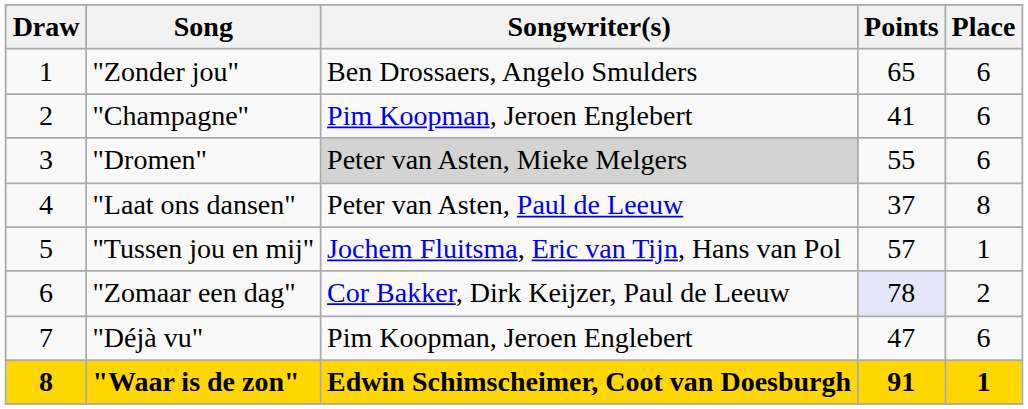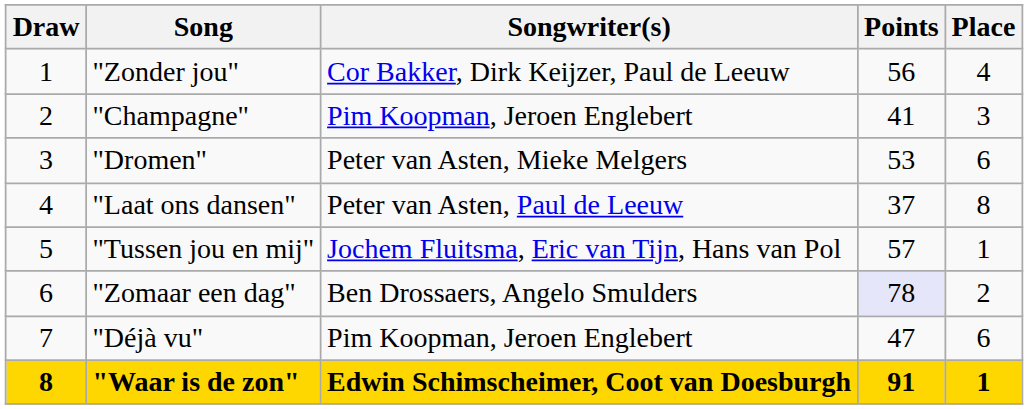(512, 71) Ben Drossaers, Angelo Smulders -> (558, 71) Cor Bakker, Dirk Keijzer, Paul de Leeuw
(901, 71) 65 -> (901, 71) 56
(983, 71) 6 -> (983, 71) 4
(983, 115) 6 -> (983, 115) 3
(507, 159) lightgrey background -> (507, 159) no background
(901, 159) 55 -> (901, 159) 53
(558, 293) Cor Bakker, Dirk Keijzer, Paul de Leeuw -> (512, 293) Ben Drossaers, Angelo Smulders
